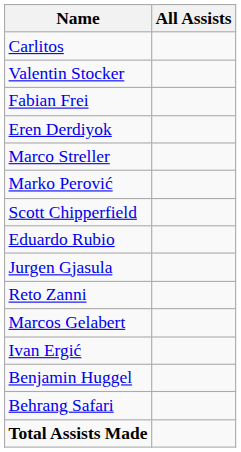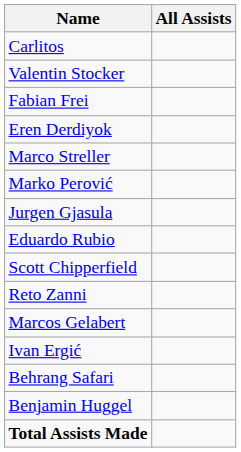rows swapped: (73, 211) <-> (60, 267)
rows swapped: (61, 405) <-> (70, 377)
